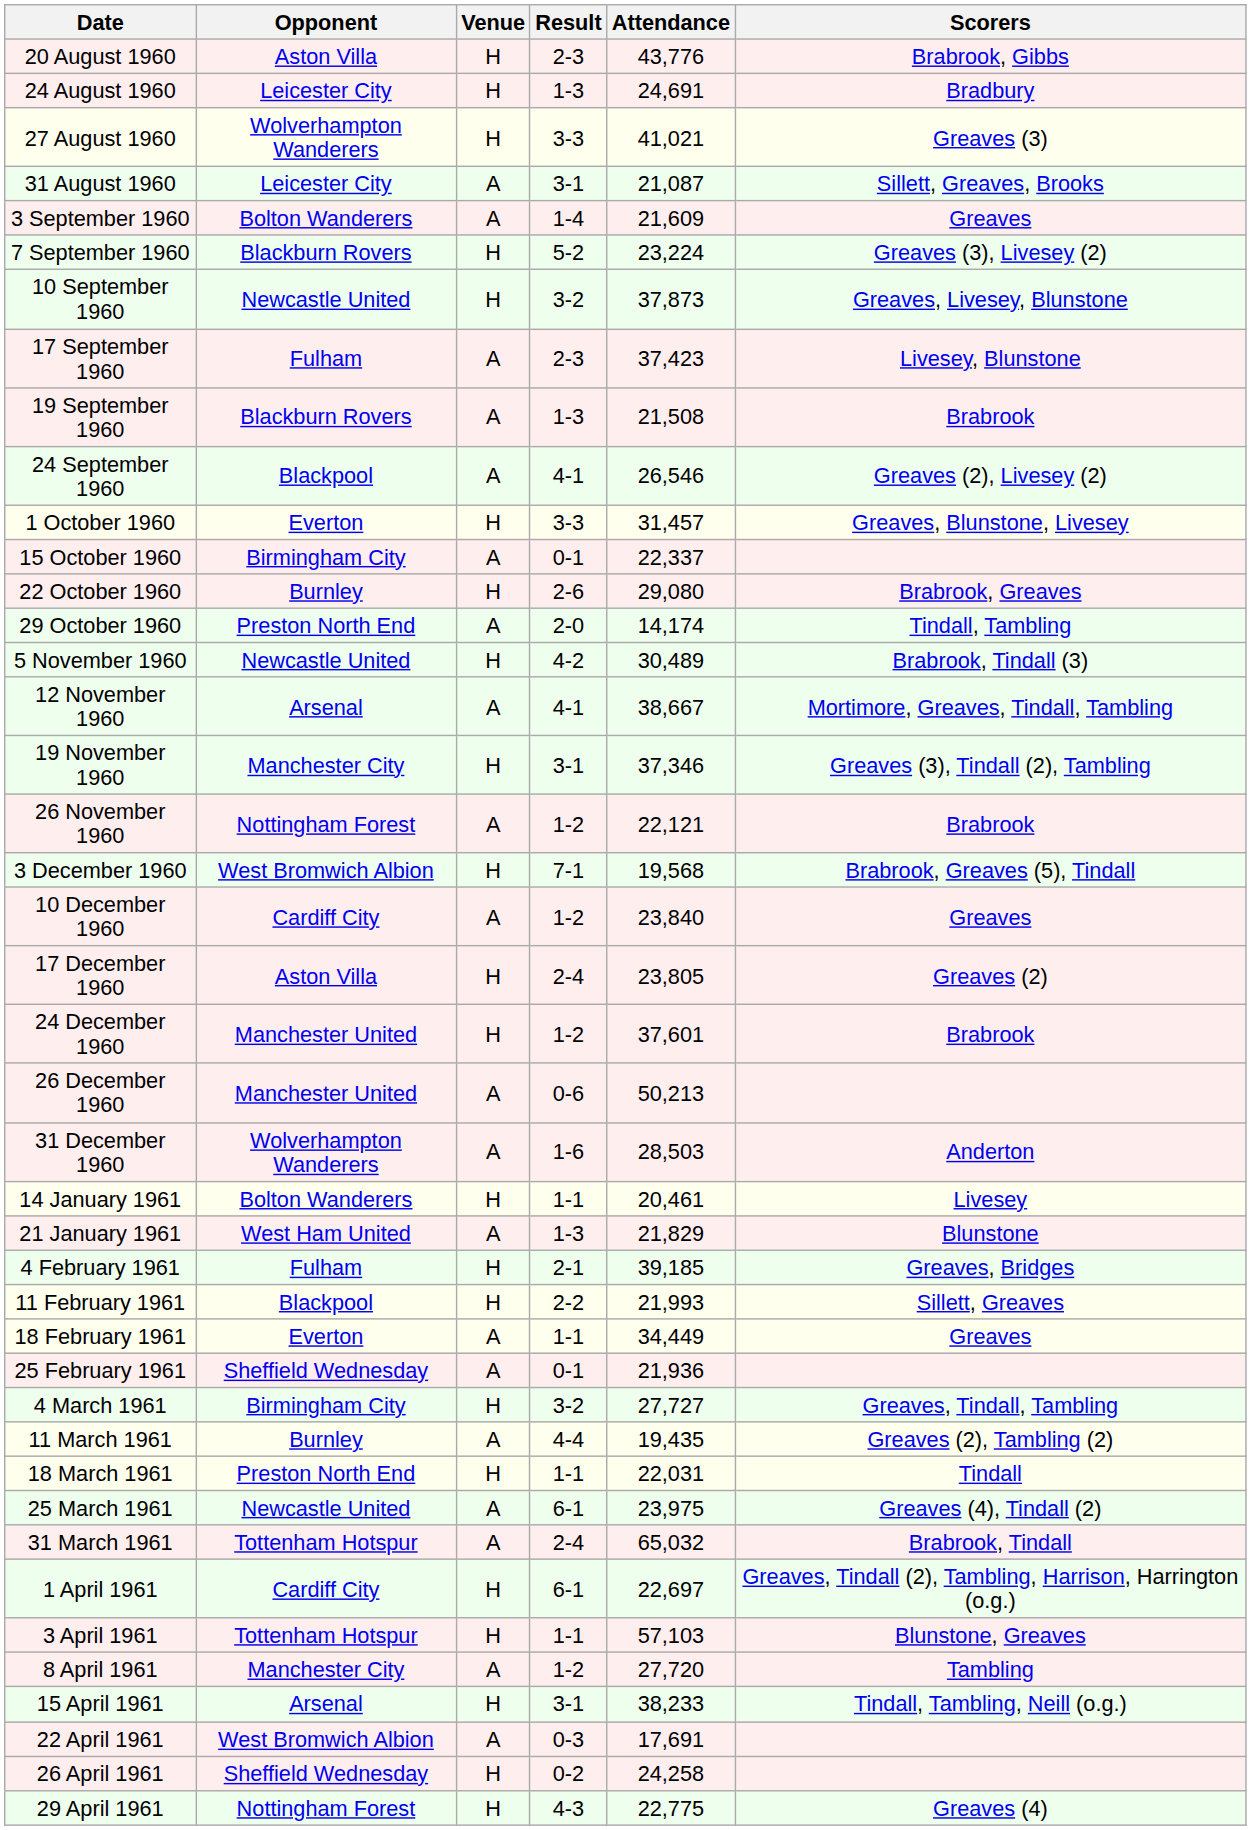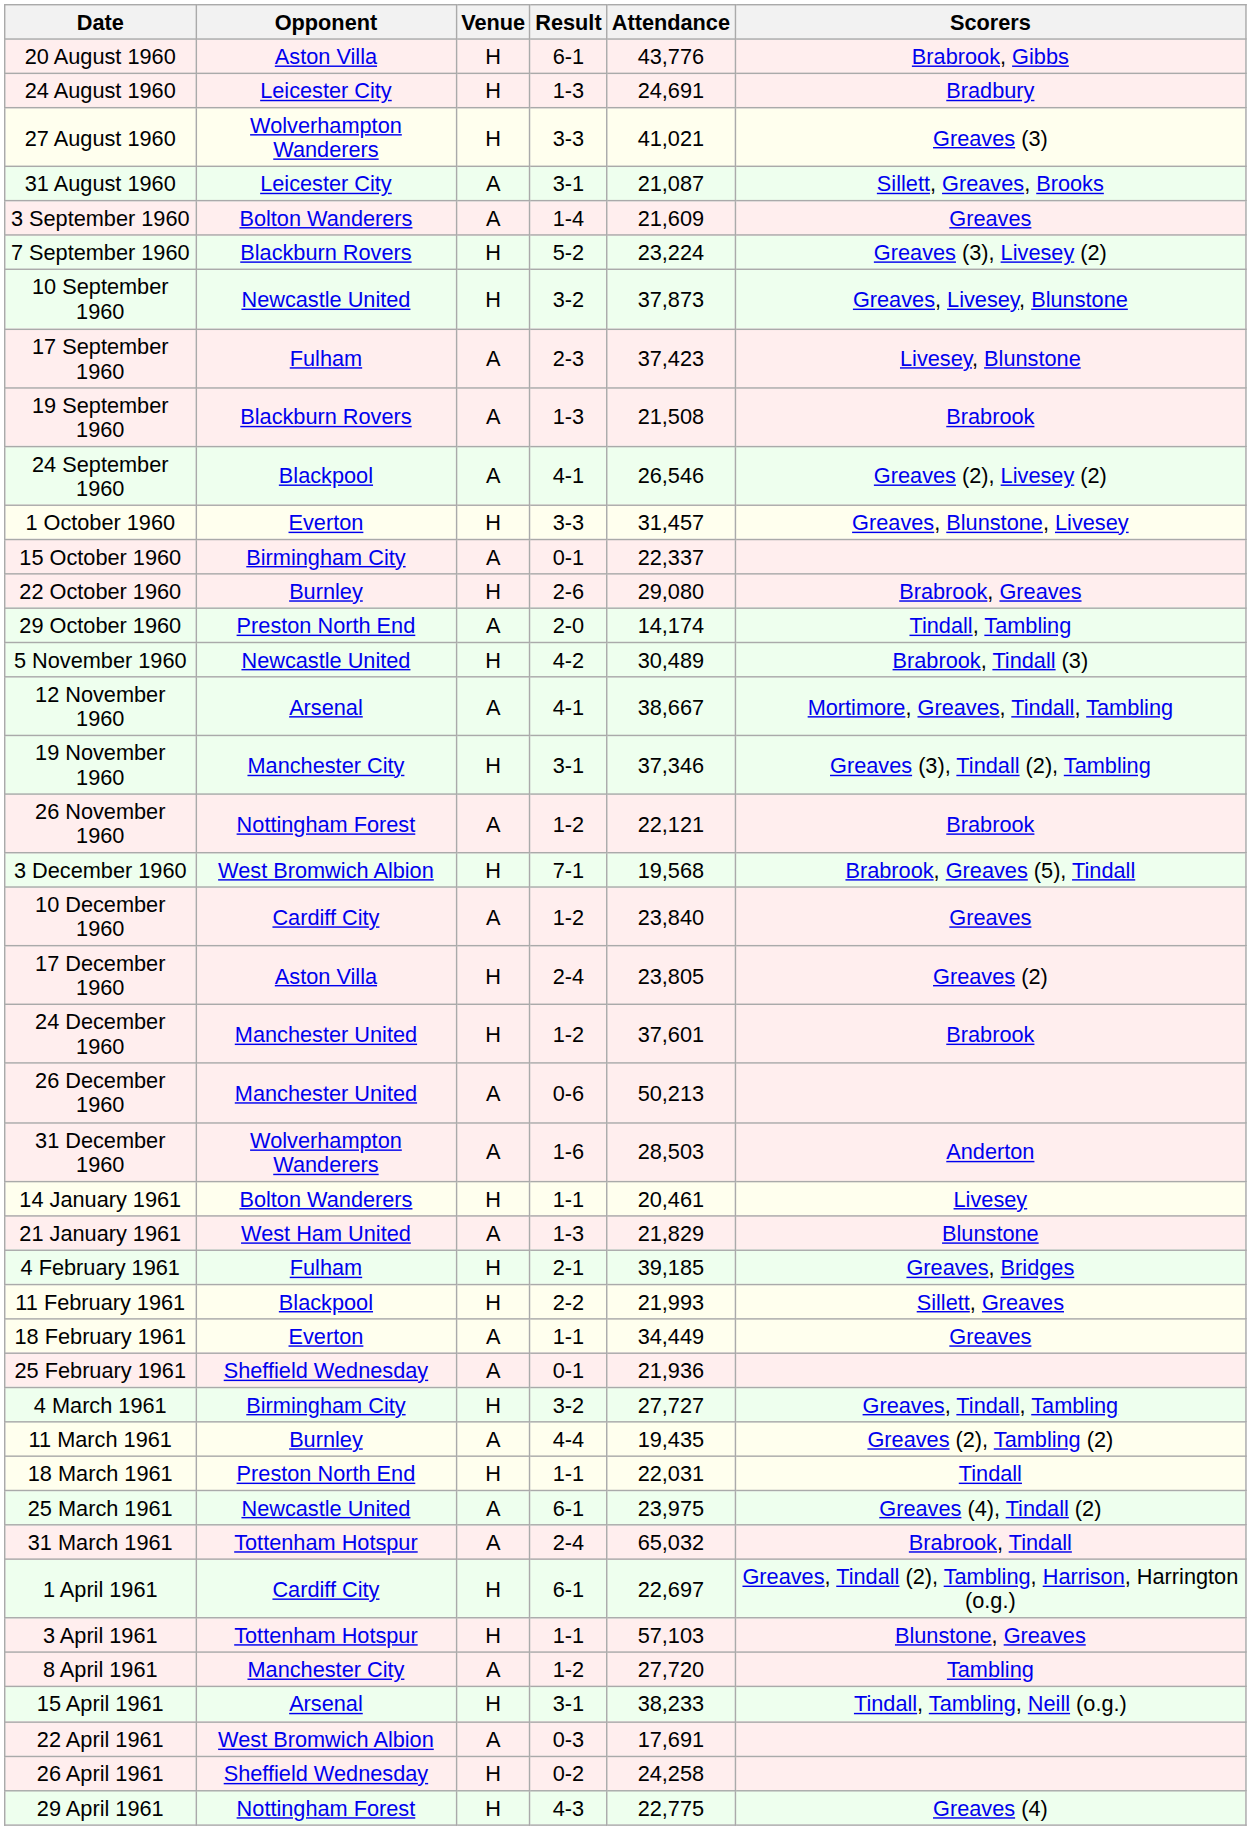(568, 57) 2-3 -> (568, 57) 6-1
